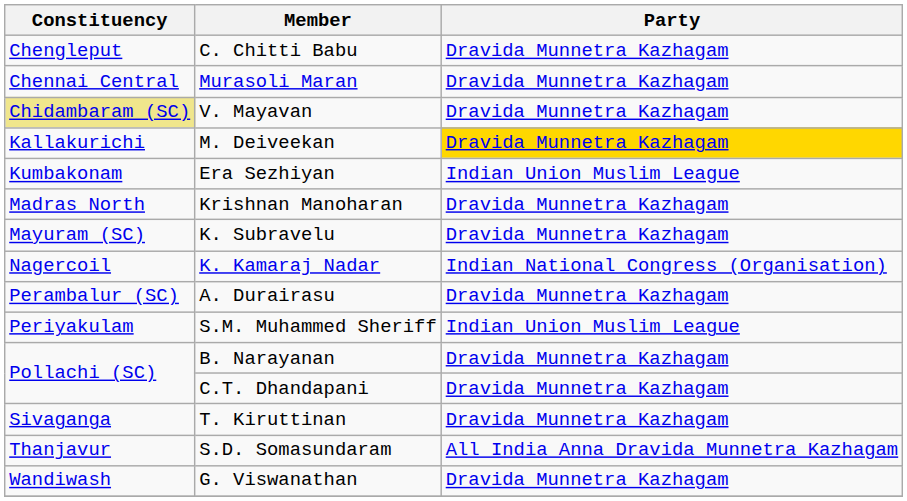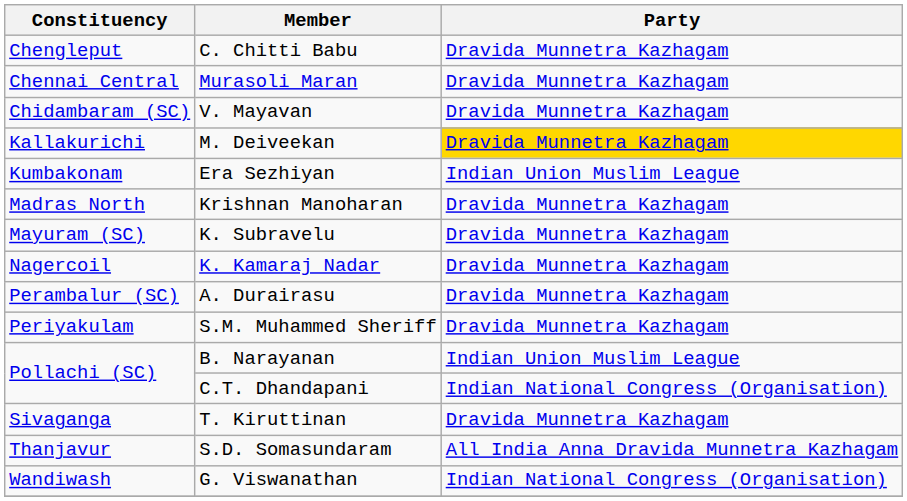(100, 112) khaki background -> (100, 112) no background
(666, 266) Indian National Congress (Organisation) -> (587, 266) Dravida Munnetra Kazhagam
(593, 327) Indian Union Muslim League -> (587, 327) Dravida Munnetra Kazhagam
(587, 358) Dravida Munnetra Kazhagam -> (593, 358) Indian Union Muslim League
(587, 389) Dravida Munnetra Kazhagam -> (666, 389) Indian National Congress (Organisation)
(587, 481) Dravida Munnetra Kazhagam -> (666, 481) Indian National Congress (Organisation)
